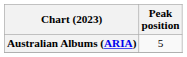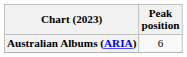(161, 43) 5 -> (161, 43) 6
